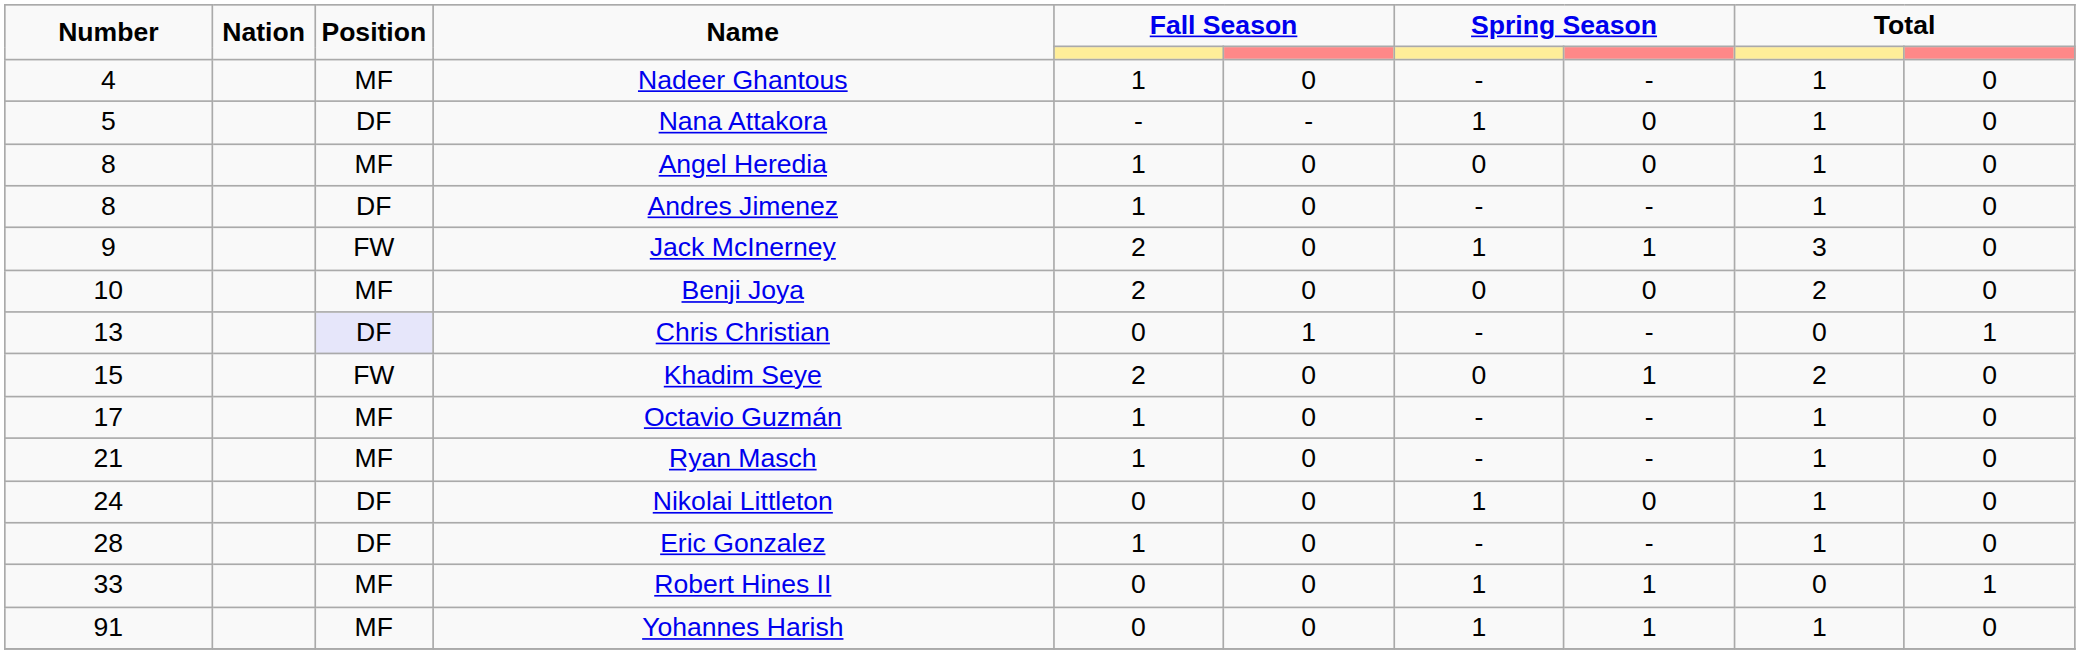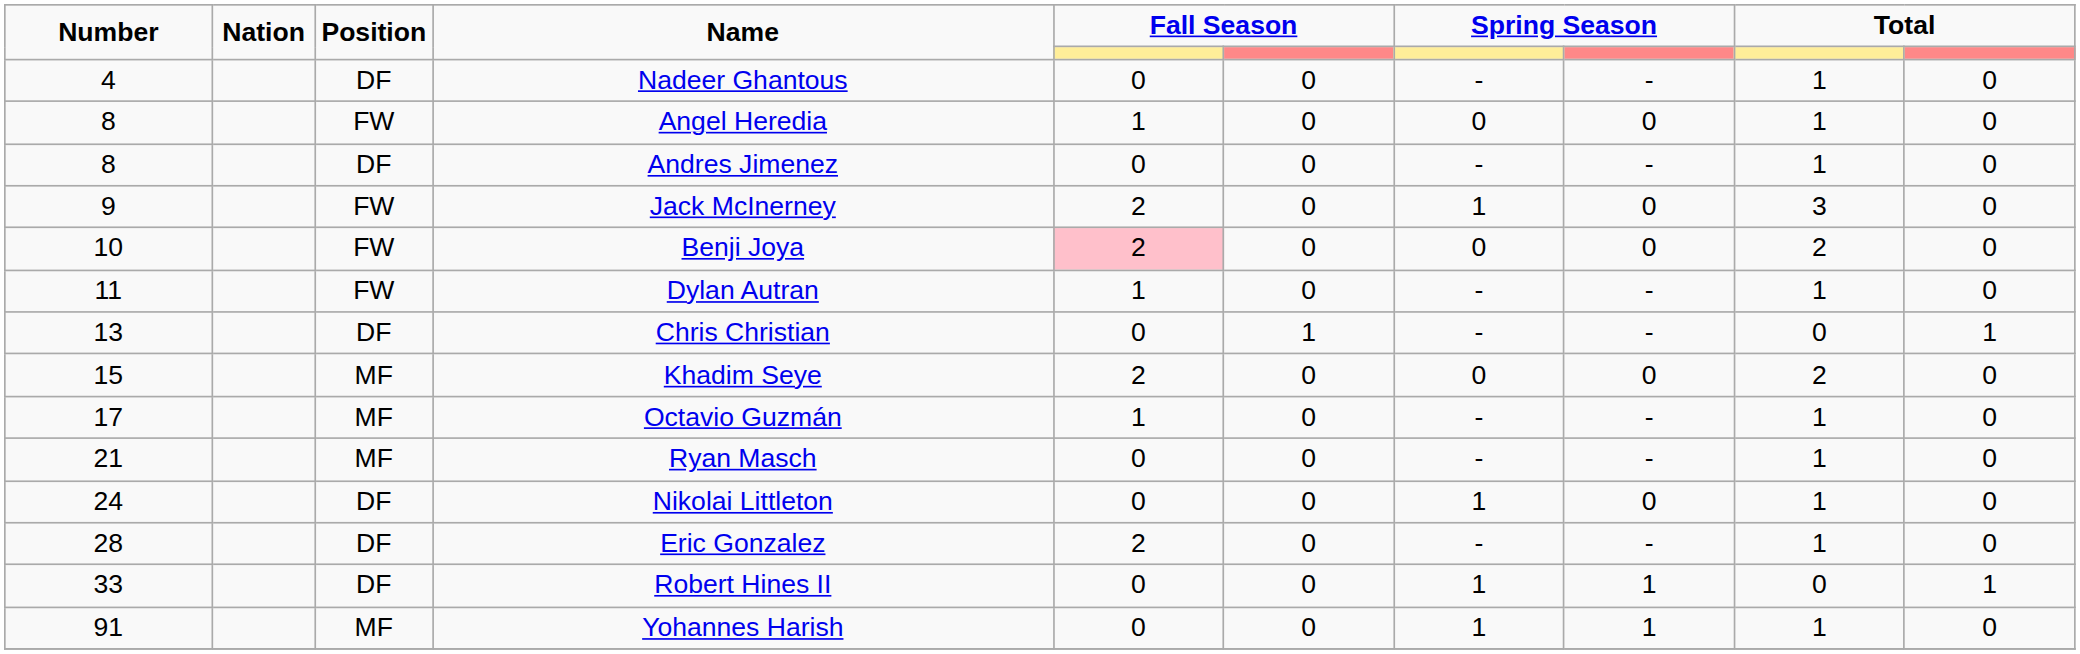(374, 79) MF -> (374, 79) DF
(1138, 79) 1 -> (1138, 79) 0
- row: (743, 122)
(374, 164) MF -> (374, 122) FW
(1138, 206) 1 -> (1138, 164) 0
(1649, 248) 1 -> (1649, 206) 0
(374, 290) MF -> (374, 248) FW
(1138, 290) no background -> (1138, 248) pink background
+ row: (743, 290)
(374, 332) lavender background -> (374, 332) no background
(374, 374) FW -> (374, 374) MF
(1649, 374) 1 -> (1649, 374) 0
(1138, 459) 1 -> (1138, 459) 0
(1138, 543) 1 -> (1138, 543) 2
(374, 585) MF -> (374, 585) DF
